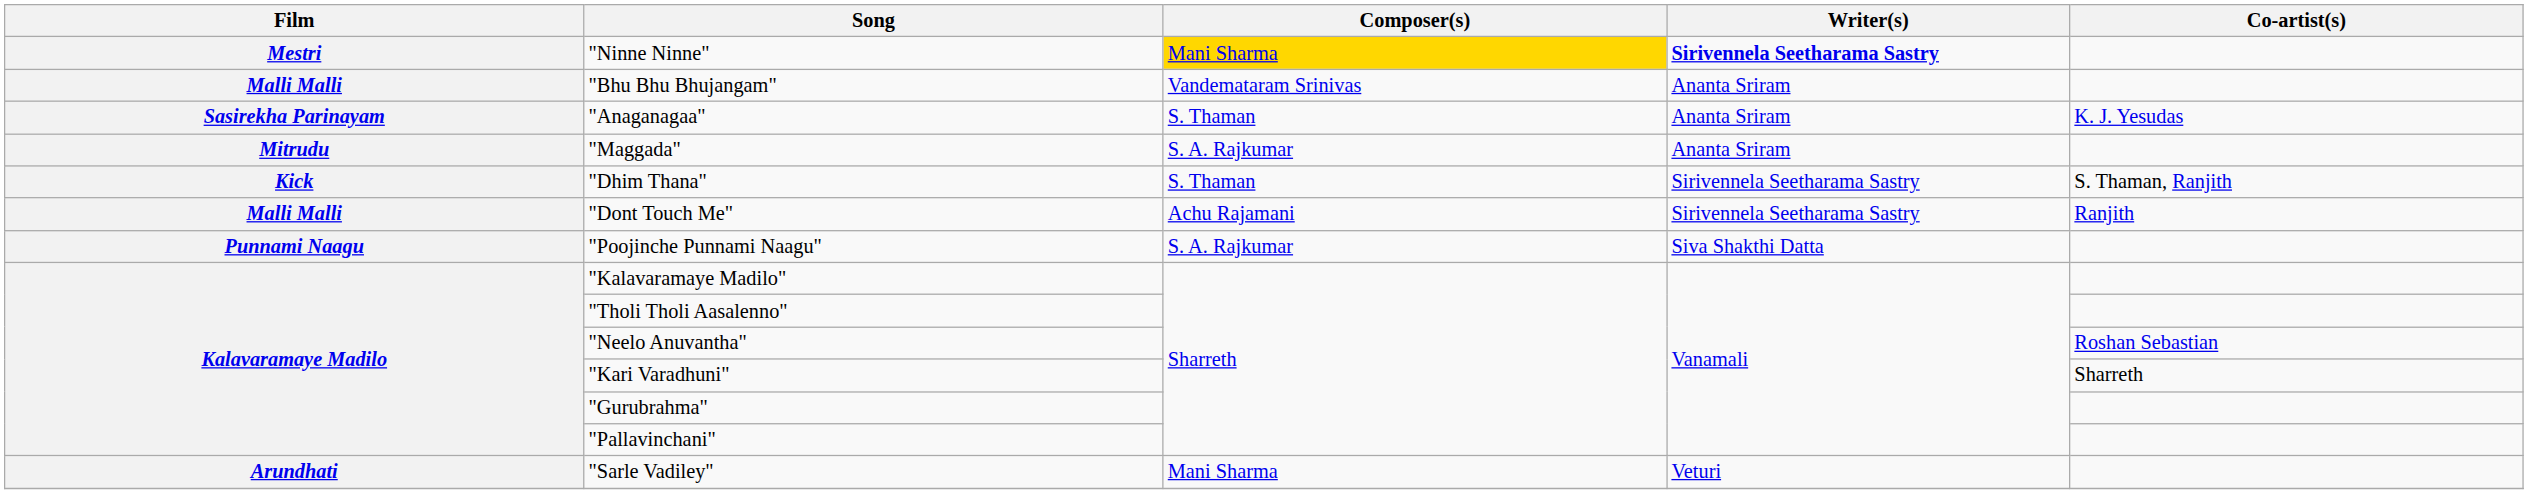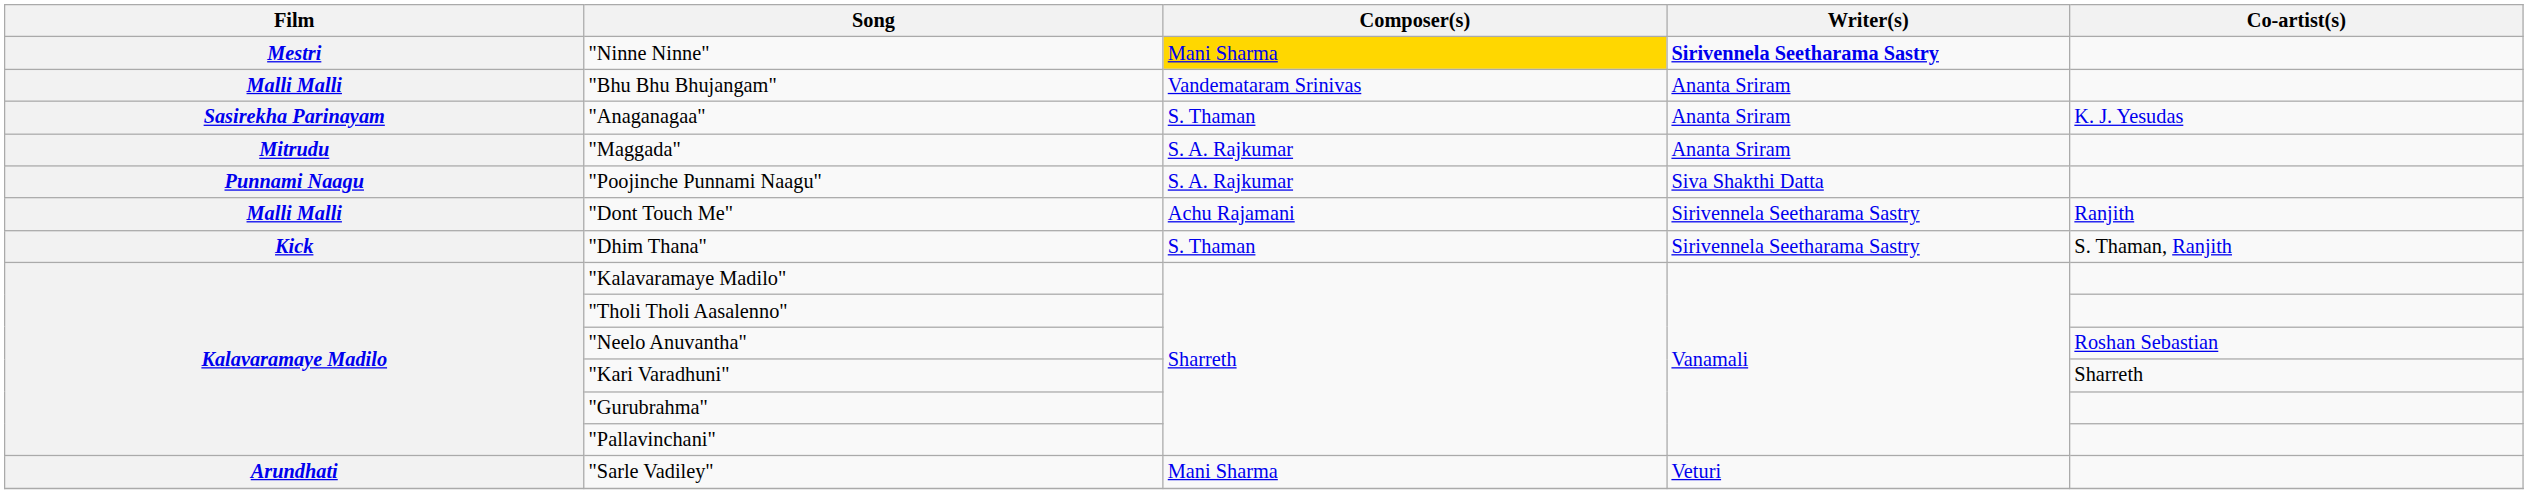rows swapped: (705, 246) <-> (648, 181)
